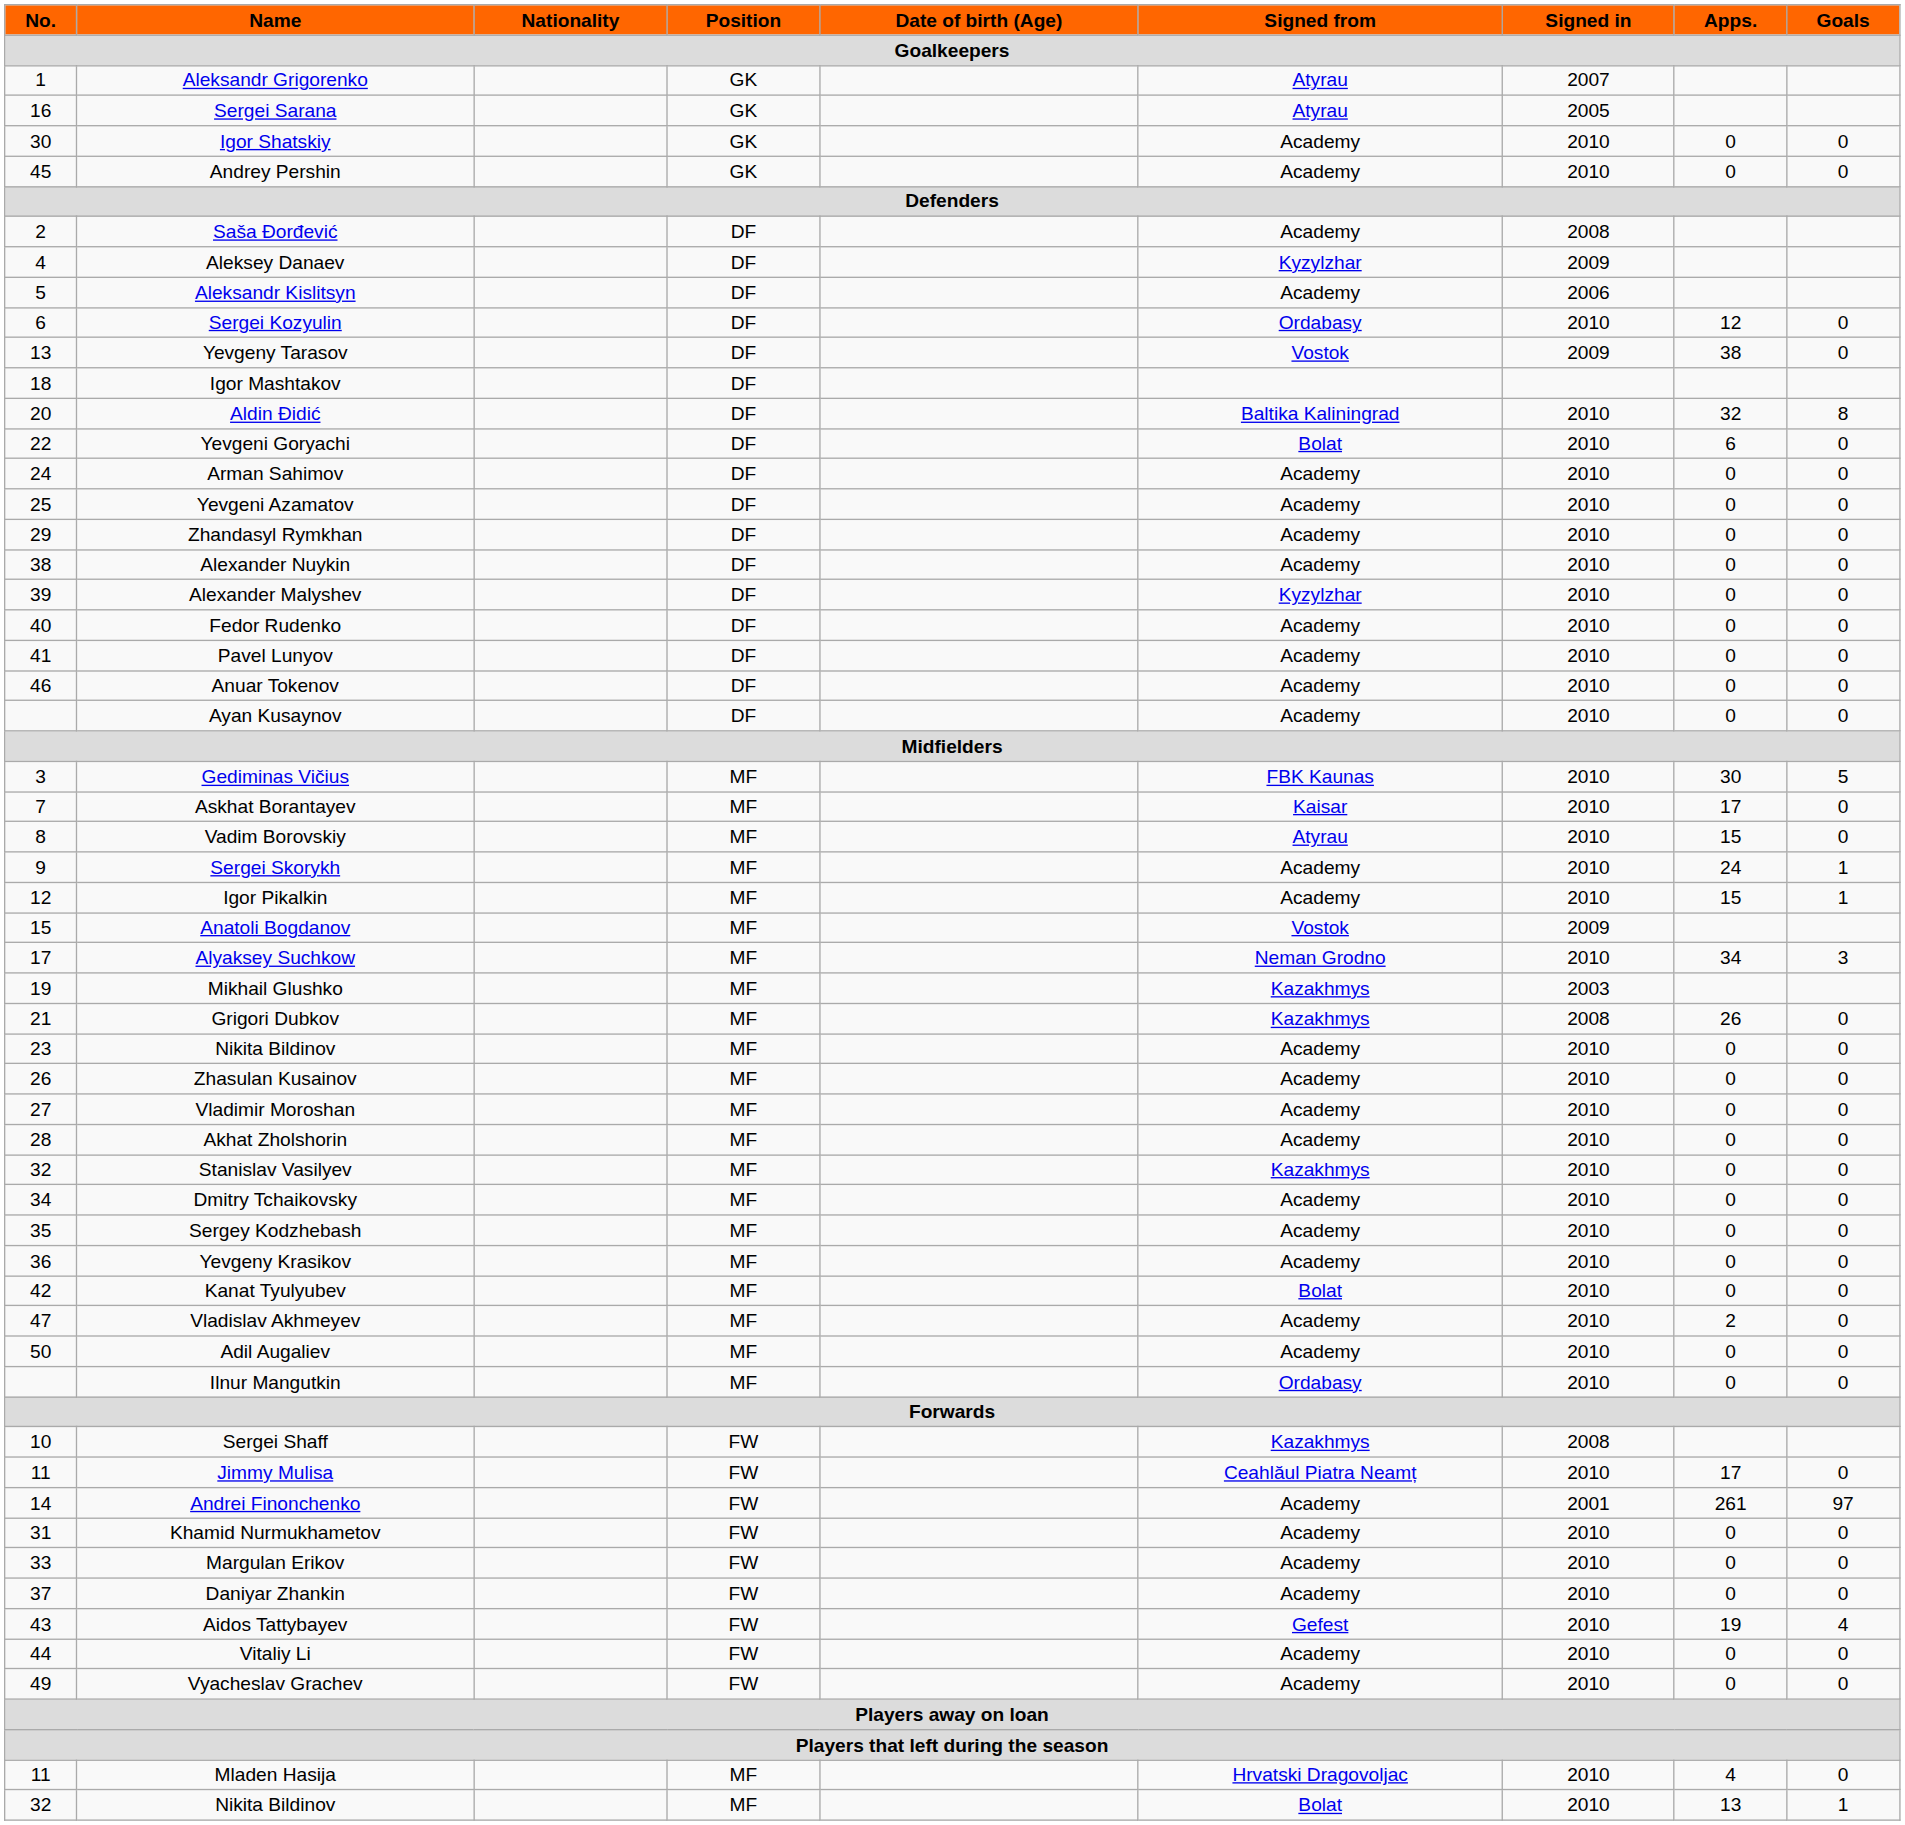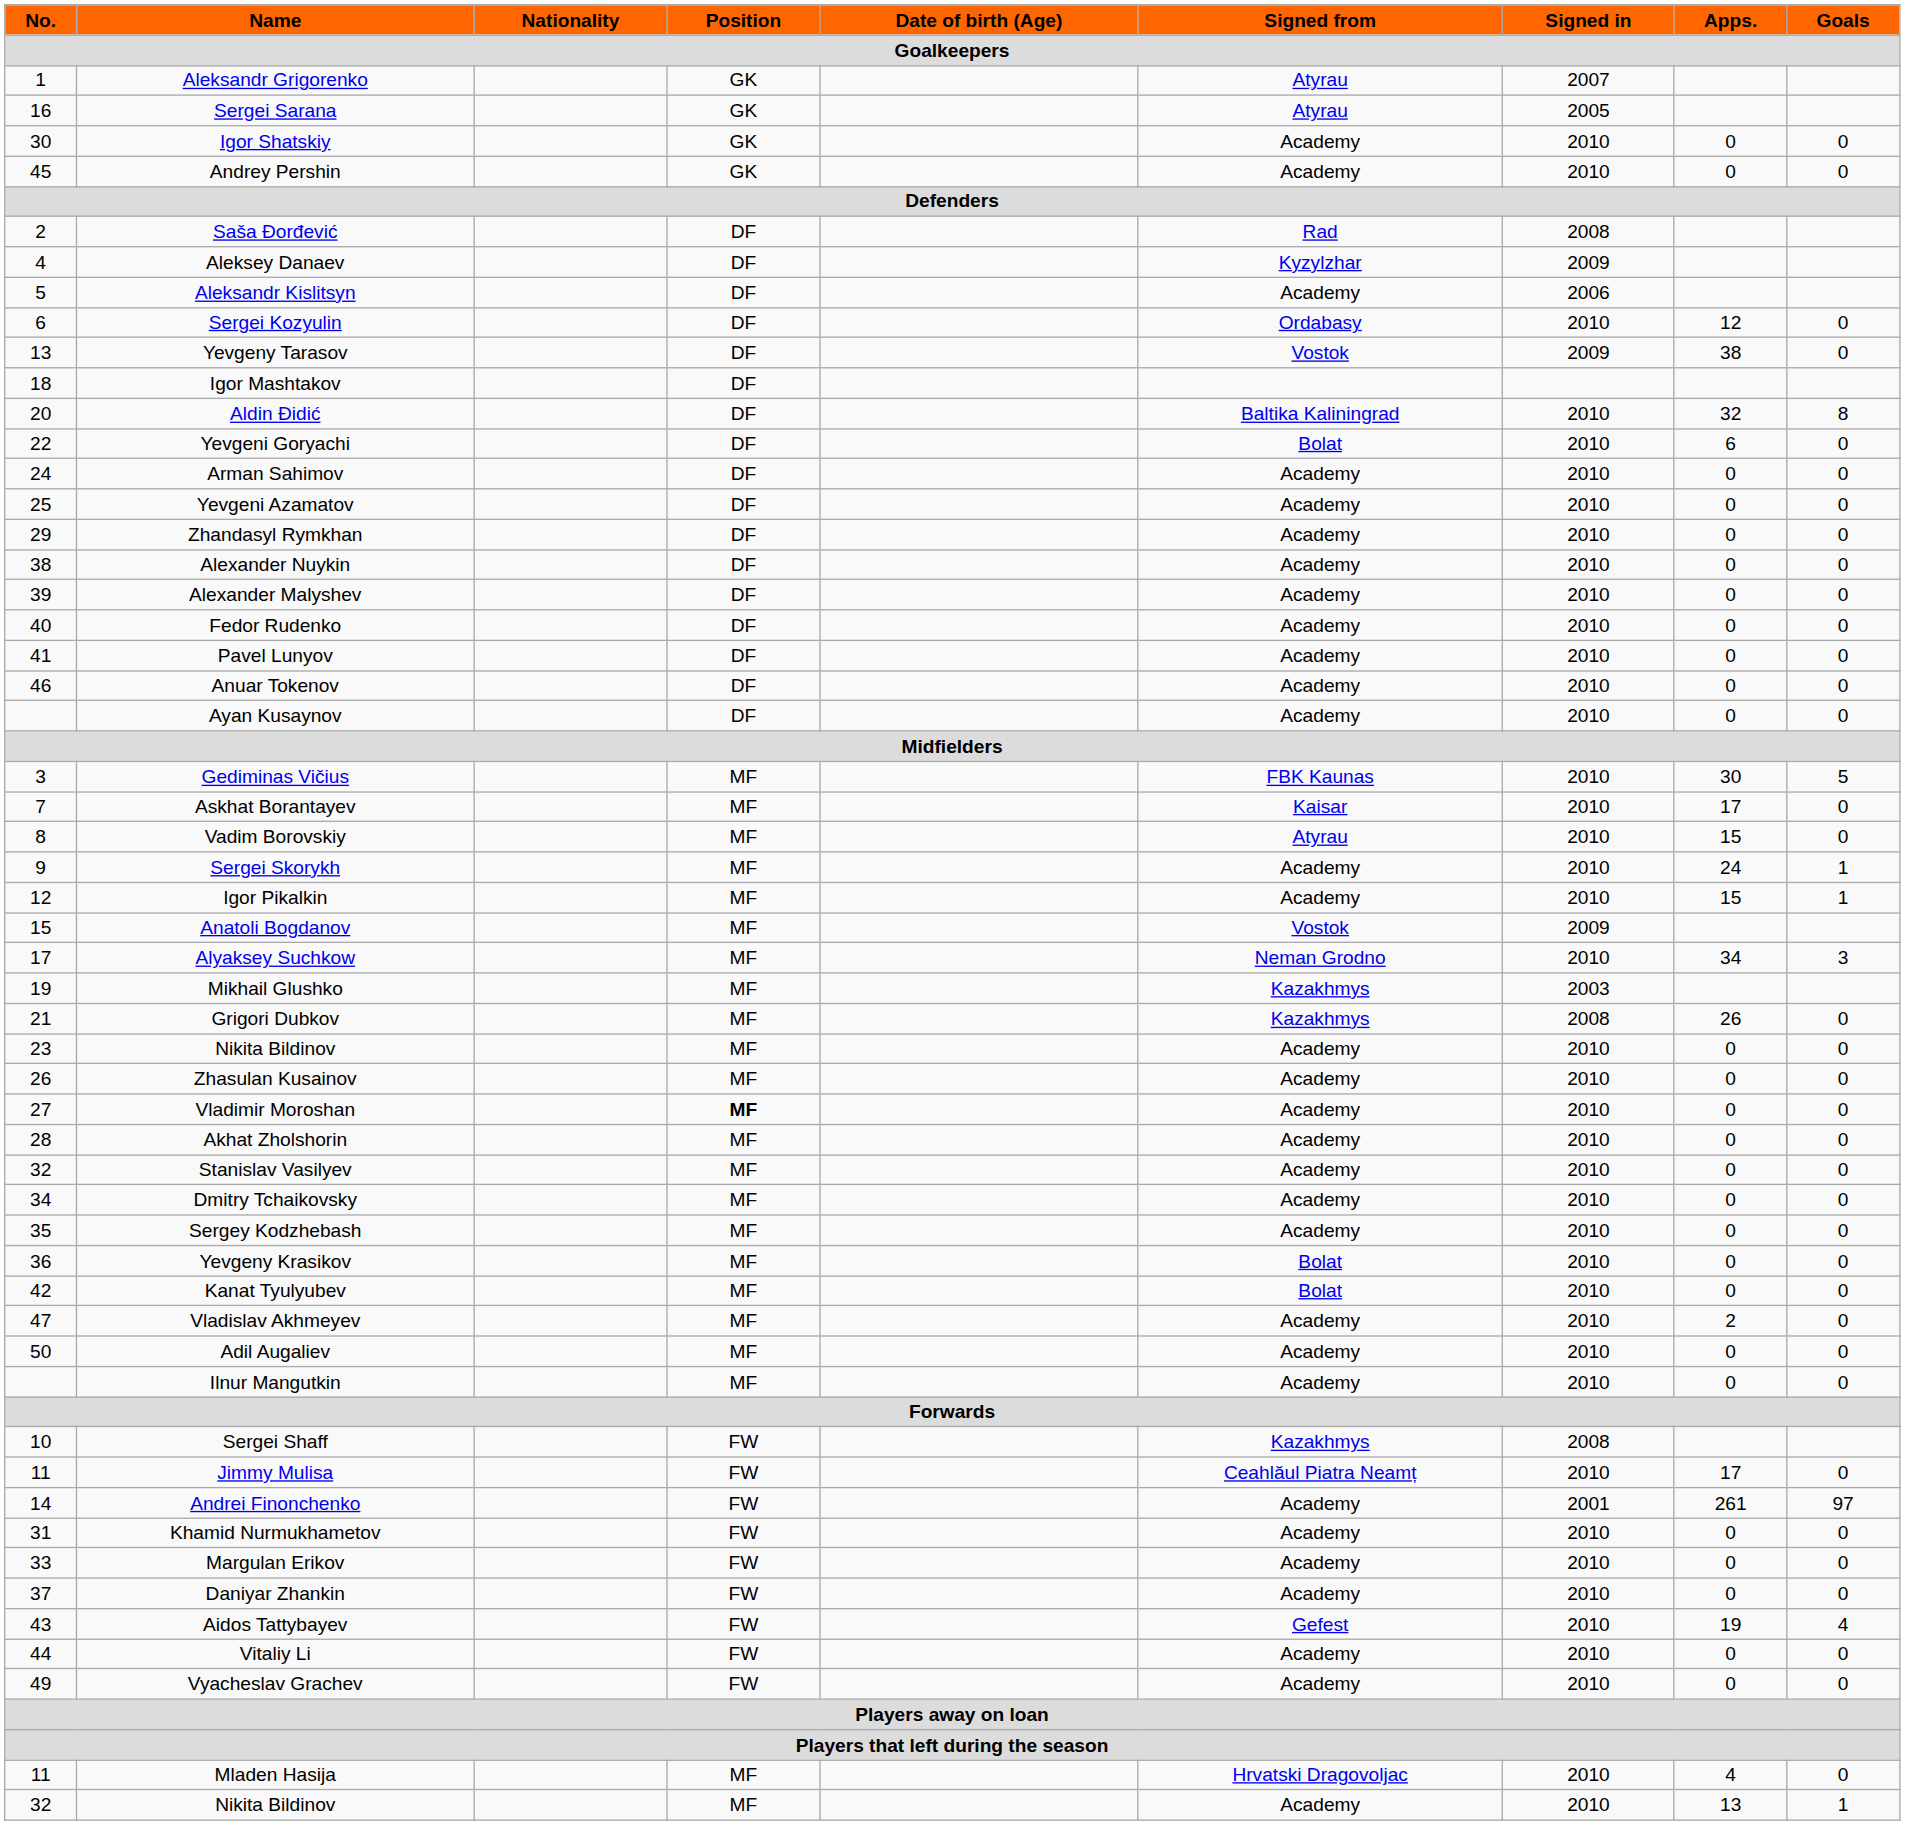(1320, 232) Academy -> (1320, 232) Rad
(1320, 595) Kyzylzhar -> (1320, 595) Academy
(743, 1109) normal -> (743, 1109) bold
(1320, 1170) Kazakhmys -> (1320, 1170) Academy
(1320, 1261) Academy -> (1320, 1261) Bolat
(1320, 1382) Ordabasy -> (1320, 1382) Academy
(1320, 1805) Bolat -> (1320, 1805) Academy
